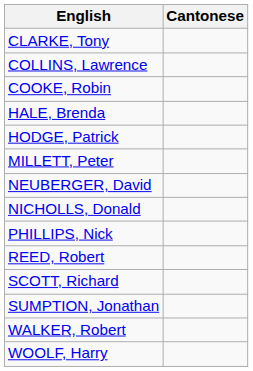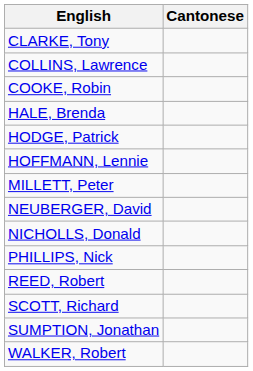+ row: (78, 161)
- row: (58, 354)
